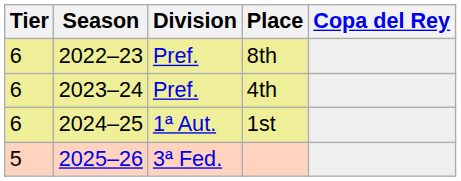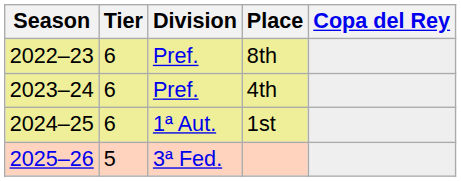columns swapped: (101, 21) <-> (29, 21)
